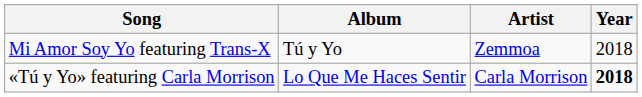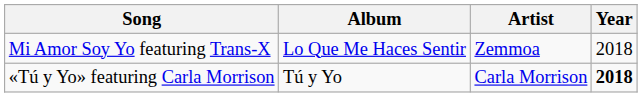(312, 48) Tú y Yo -> (375, 48) Lo Que Me Haces Sentir
(375, 77) Lo Que Me Haces Sentir -> (312, 77) Tú y Yo
